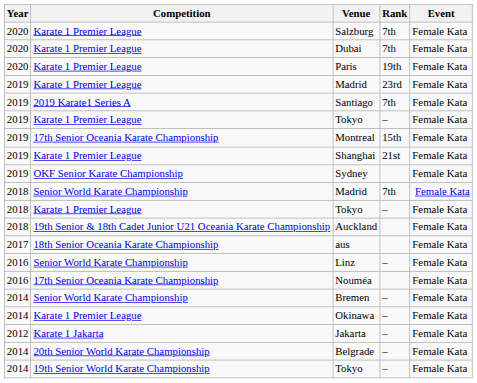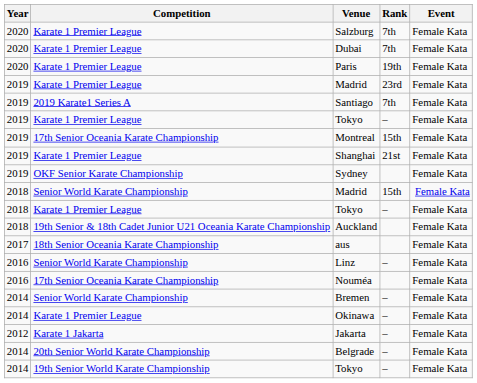(389, 191) 7th -> (392, 191) 15th
